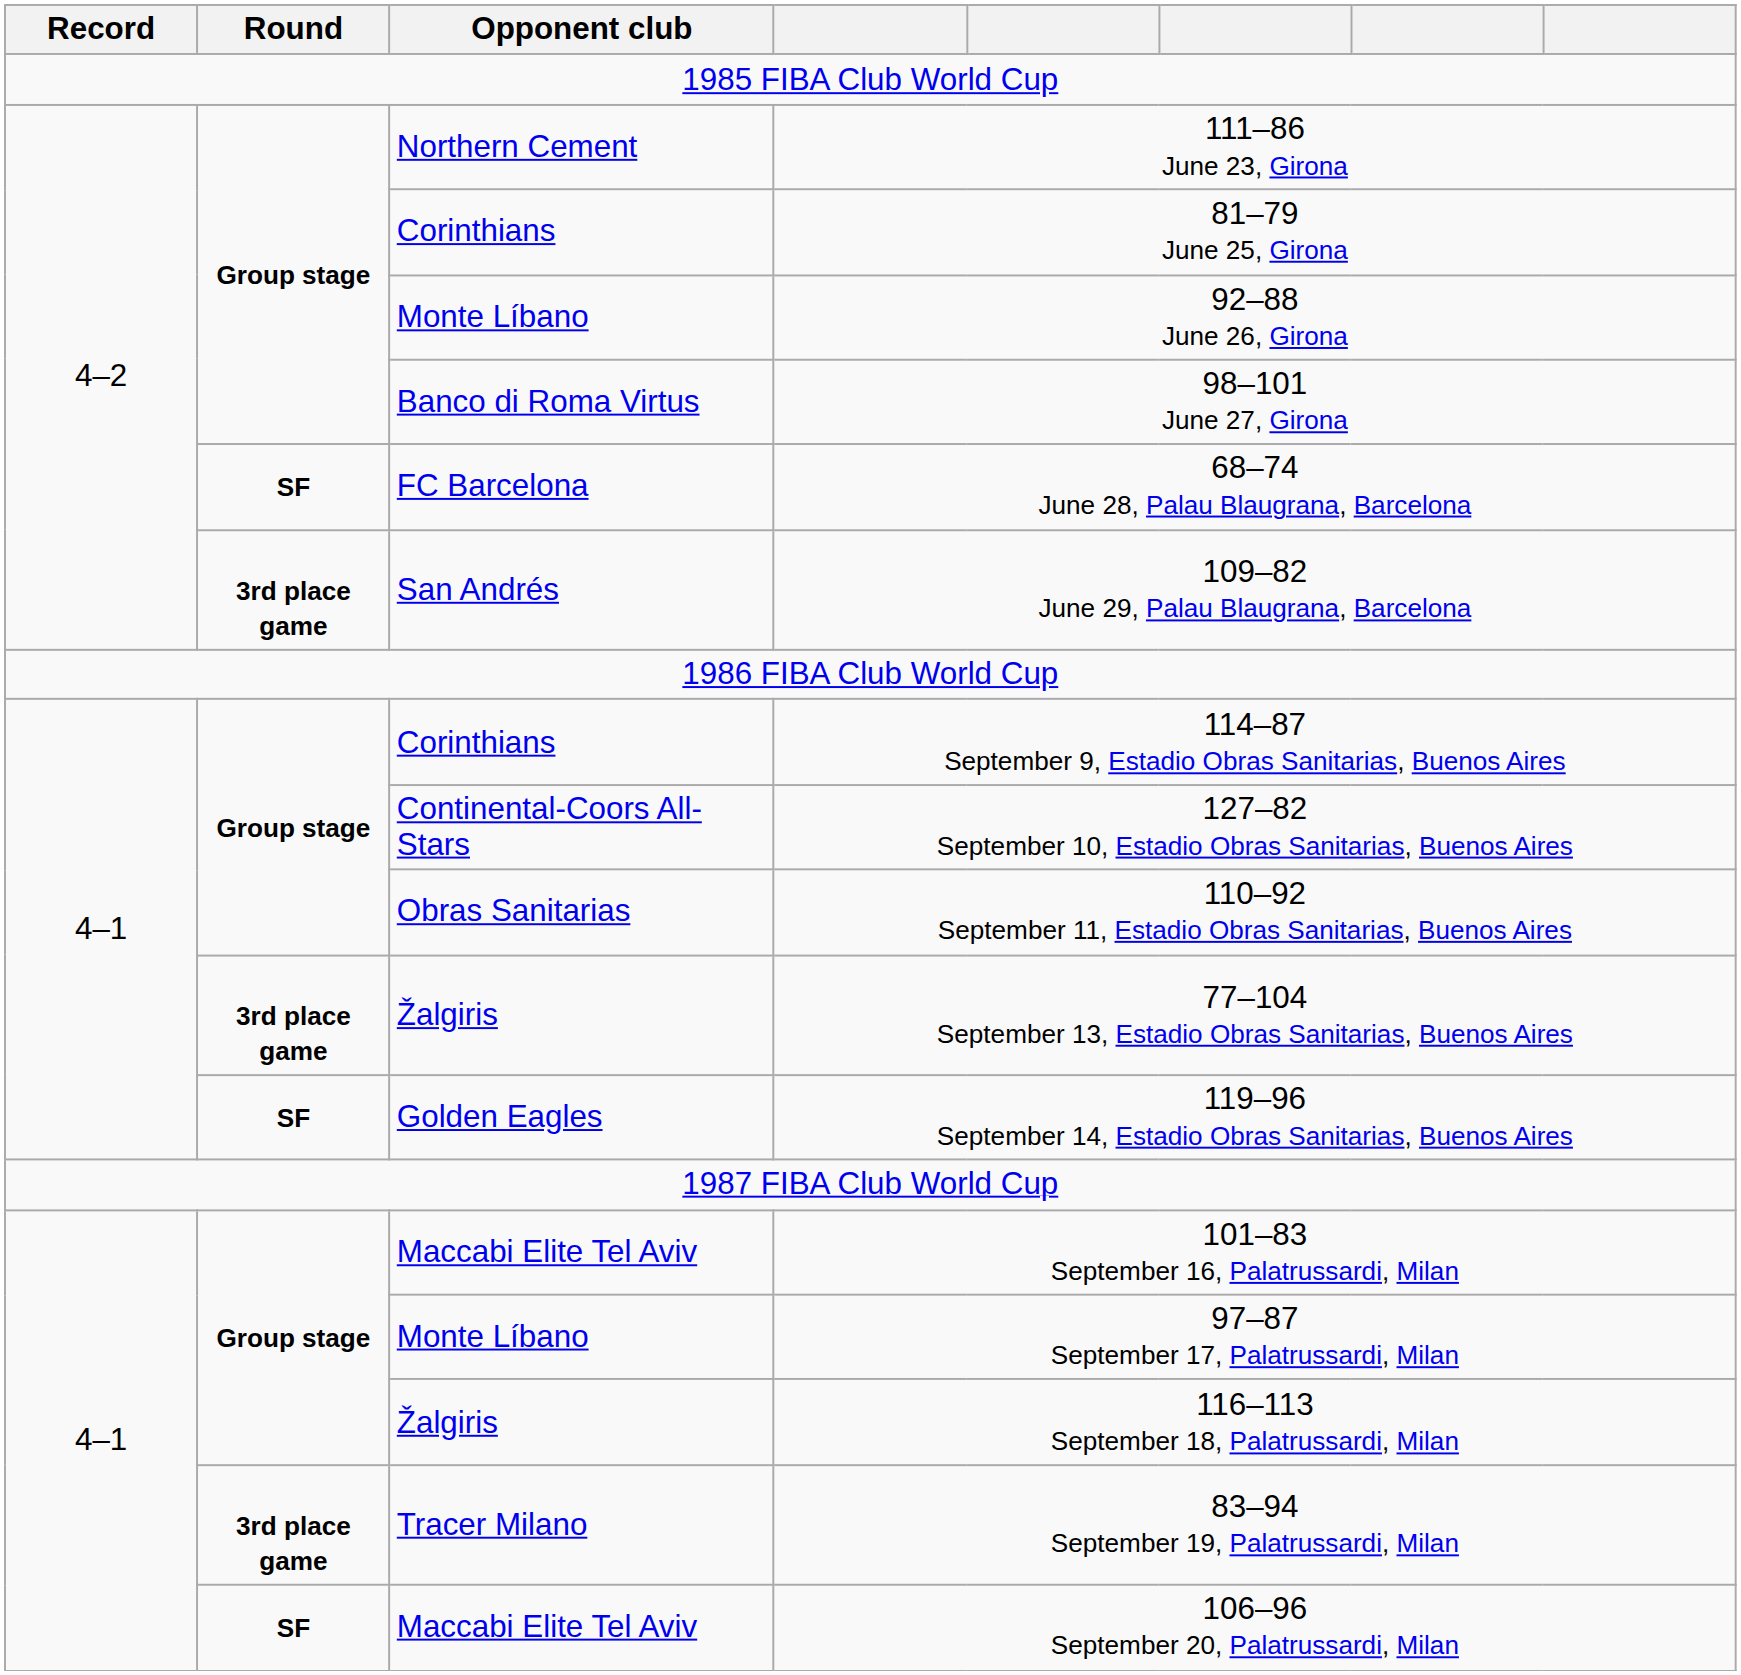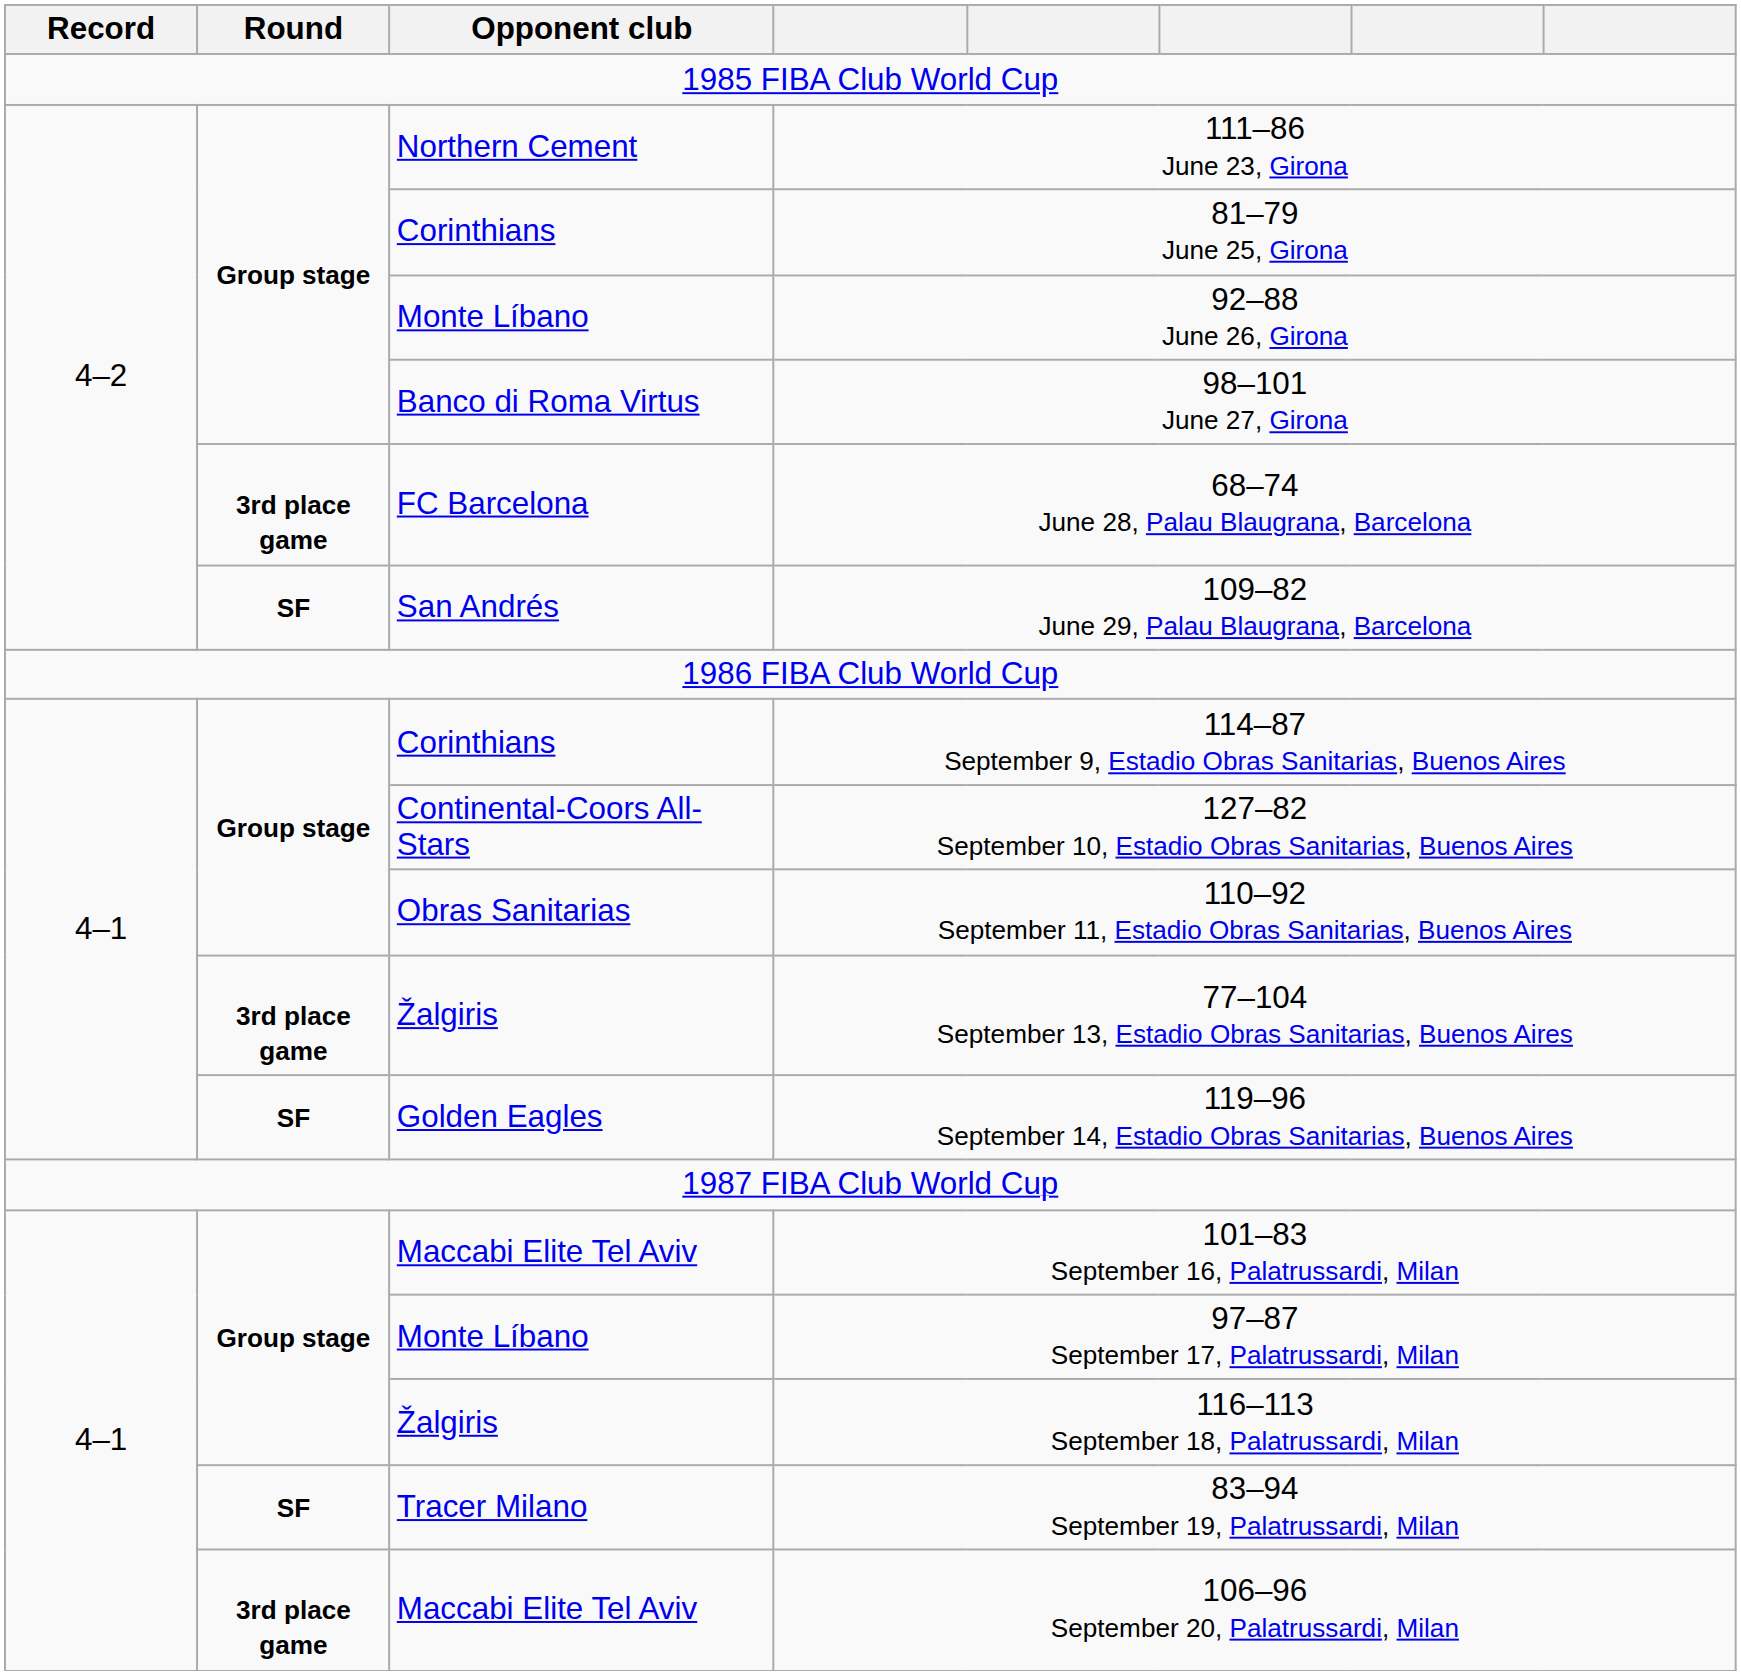(293, 488) SF -> (293, 523) 3rd place game
(293, 608) 3rd place game -> (293, 608) SF
(293, 1543) 3rd place game -> (293, 1508) SF
(293, 1628) SF -> (293, 1628) 3rd place game
